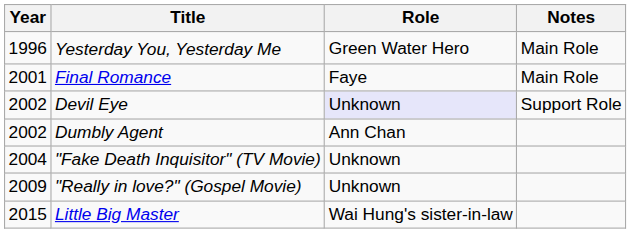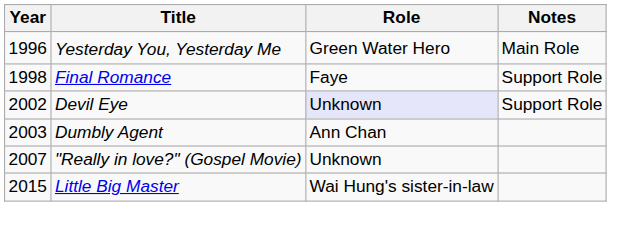(28, 77) 2001 -> (28, 77) 1998
(560, 77) Main Role -> (552, 77) Support Role
(28, 132) 2002 -> (28, 132) 2003
- row: (188, 159)
(28, 186) 2009 -> (28, 159) 2007
